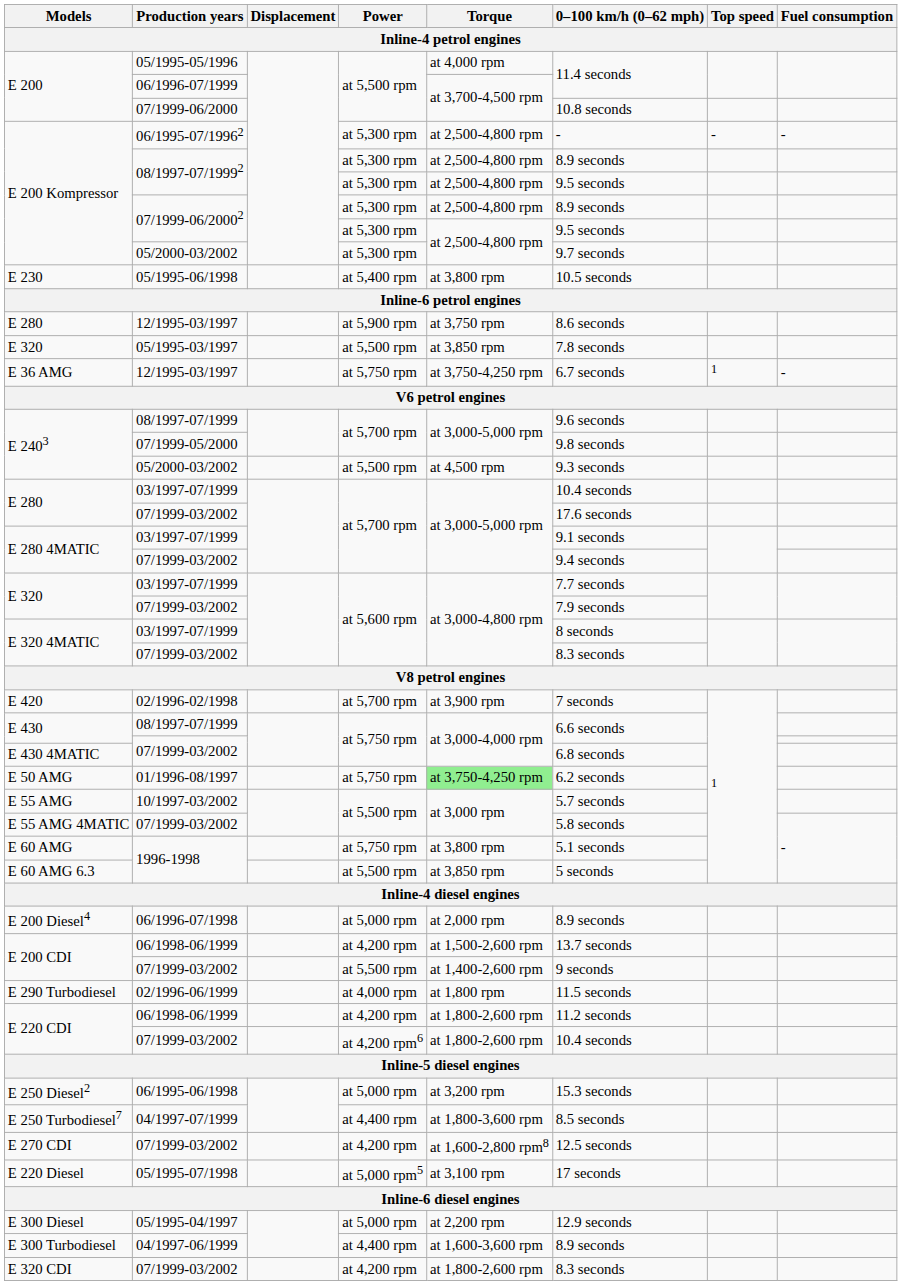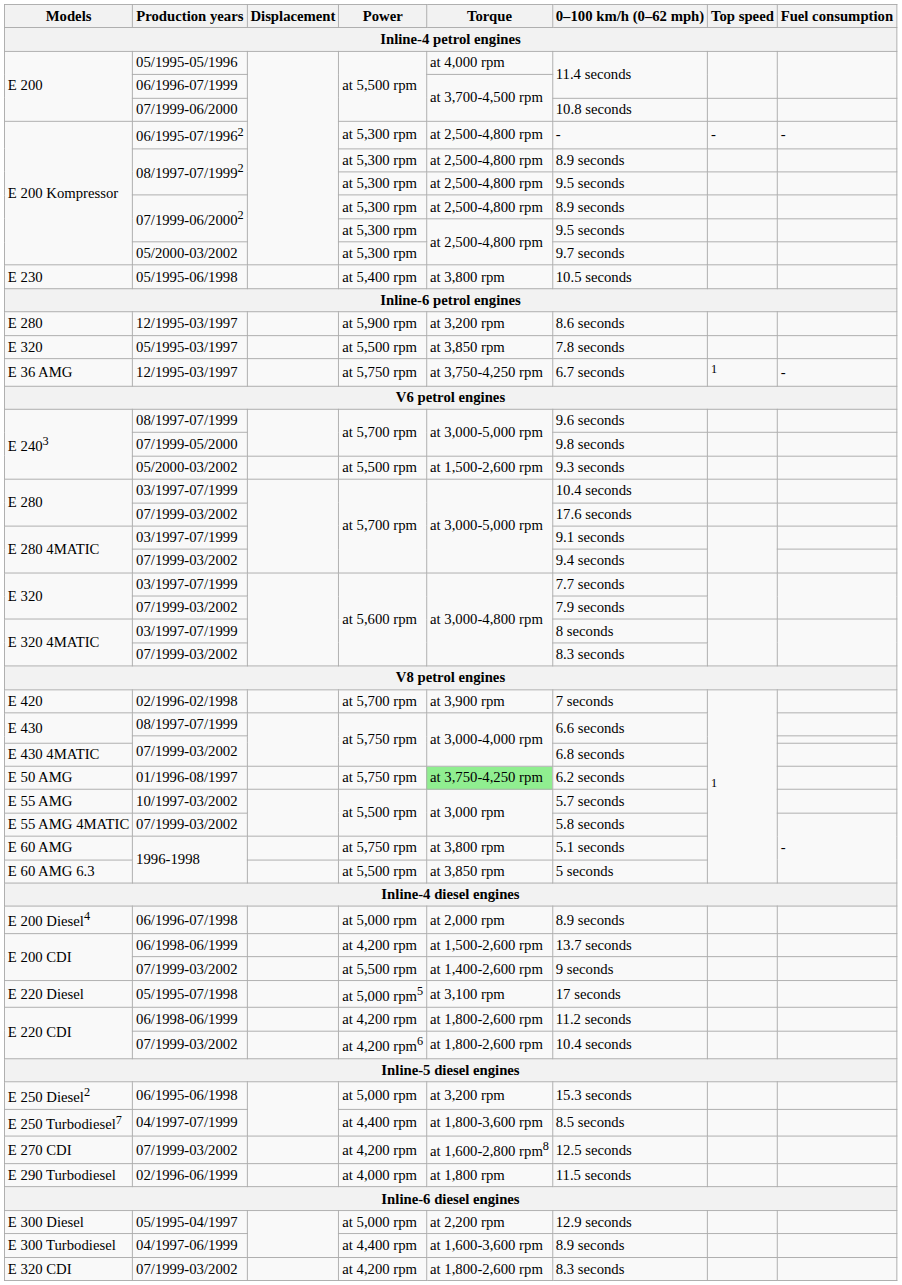(467, 323) at 3,750 rpm -> (467, 323) at 3,200 rpm
(467, 467) at 4,500 rpm -> (486, 467) at 1,500-2,600 rpm
rows swapped: (46, 1173) <-> (62, 992)
